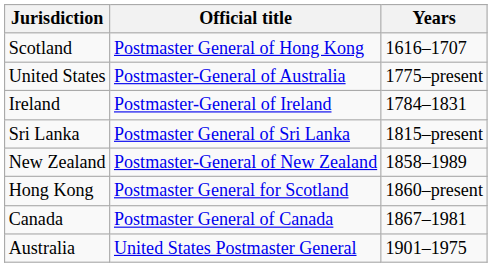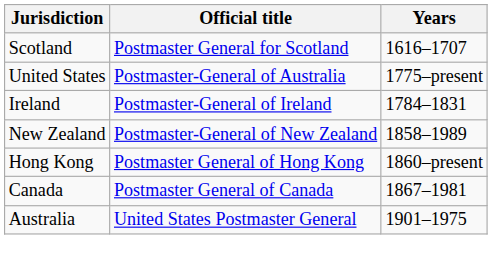(239, 47) Postmaster General of Hong Kong -> (231, 47) Postmaster General for Scotland
- row: (44, 133)
(231, 190) Postmaster General for Scotland -> (239, 162) Postmaster General of Hong Kong
